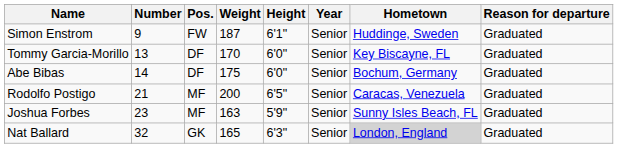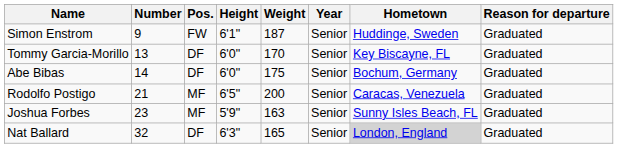columns swapped: (286, 14) <-> (240, 14)
(196, 133) GK -> (196, 133) DF
